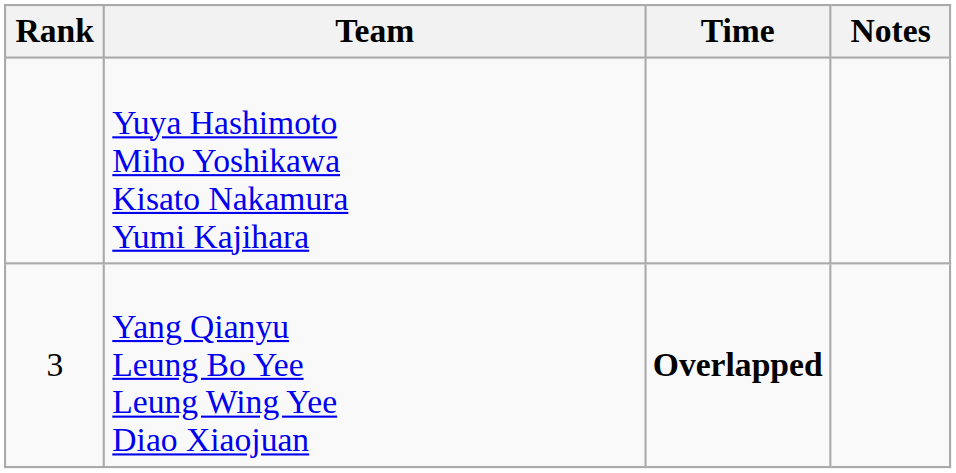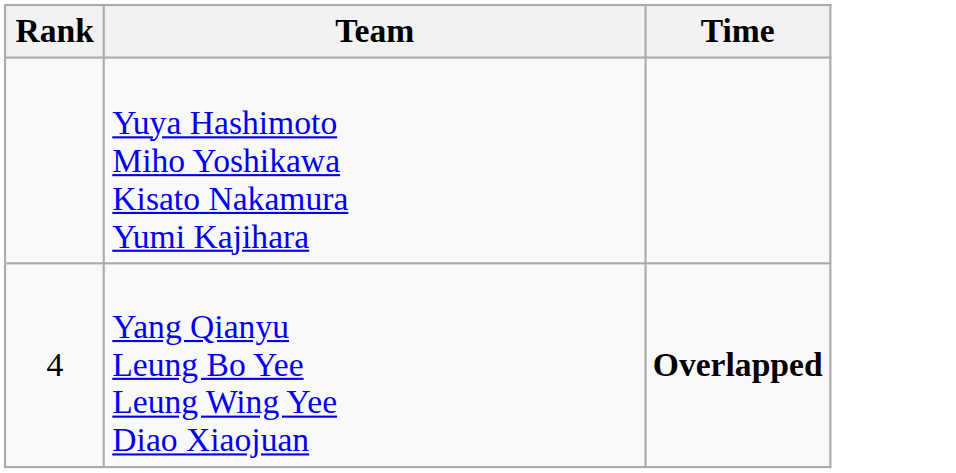- column: (891, 31)
(55, 364) 3 -> (55, 364) 4
